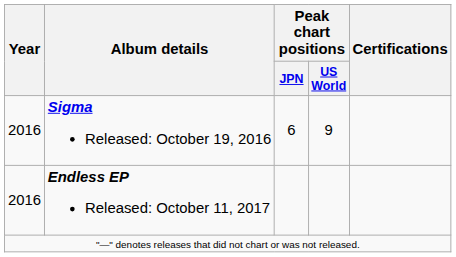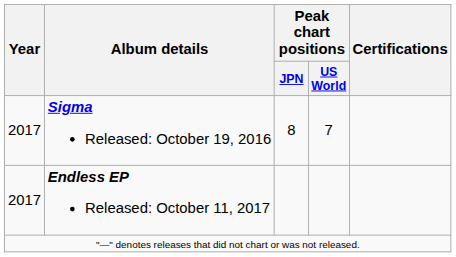(24, 130) 2016 -> (24, 130) 2017
(292, 130) 6 -> (292, 130) 8
(329, 130) 9 -> (329, 130) 7
(24, 200) 2016 -> (24, 200) 2017
